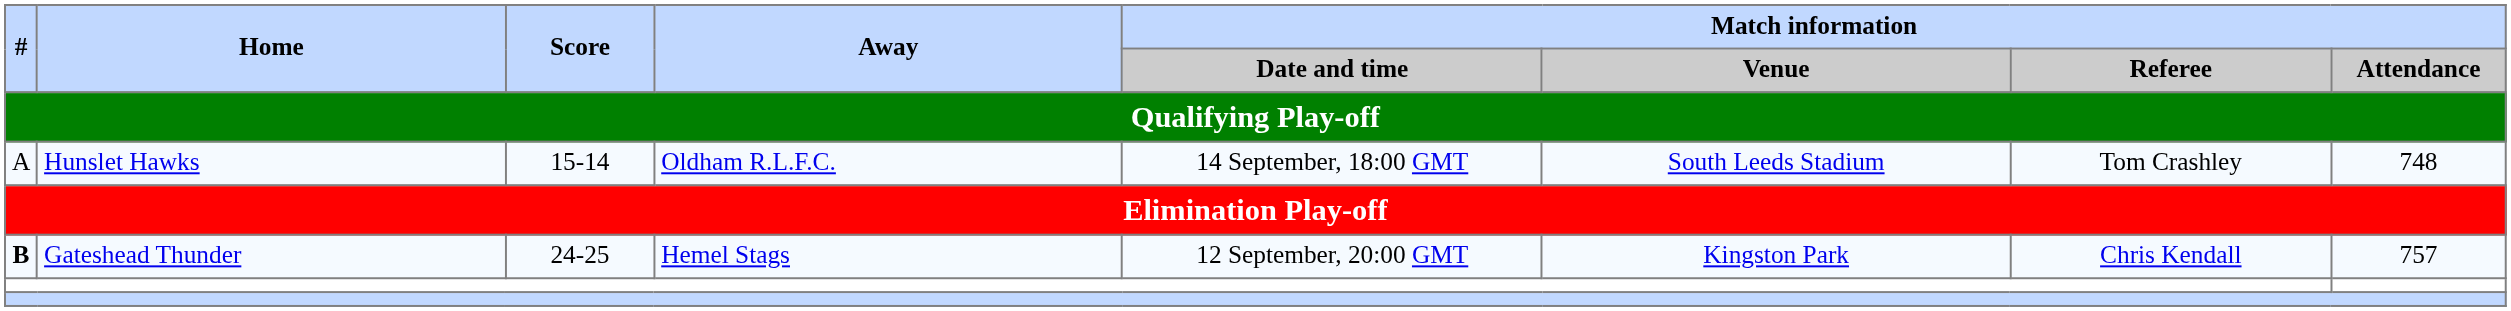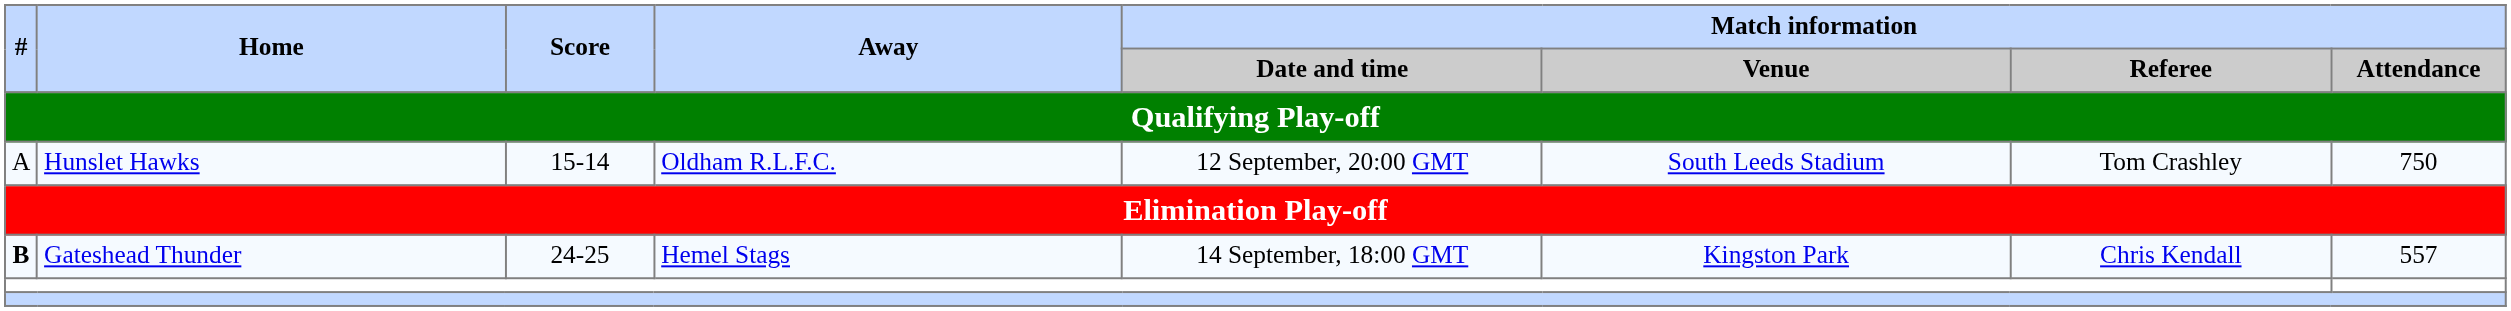(1332, 162) 14 September, 18:00 GMT -> (1332, 162) 12 September, 20:00 GMT
(2419, 162) 748 -> (2419, 162) 750
(1332, 255) 12 September, 20:00 GMT -> (1332, 255) 14 September, 18:00 GMT
(2419, 255) 757 -> (2419, 255) 557
